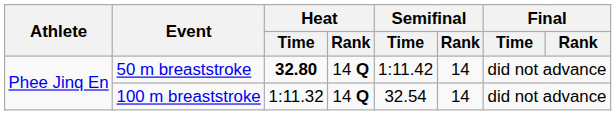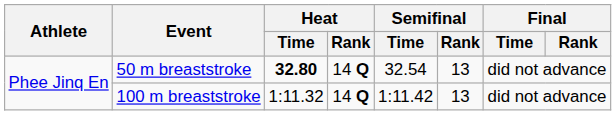(406, 70) 1:11.42 -> (406, 70) 32.54
(460, 70) 14 -> (460, 70) 13
(406, 97) 32.54 -> (406, 97) 1:11.42
(460, 97) 14 -> (460, 97) 13
